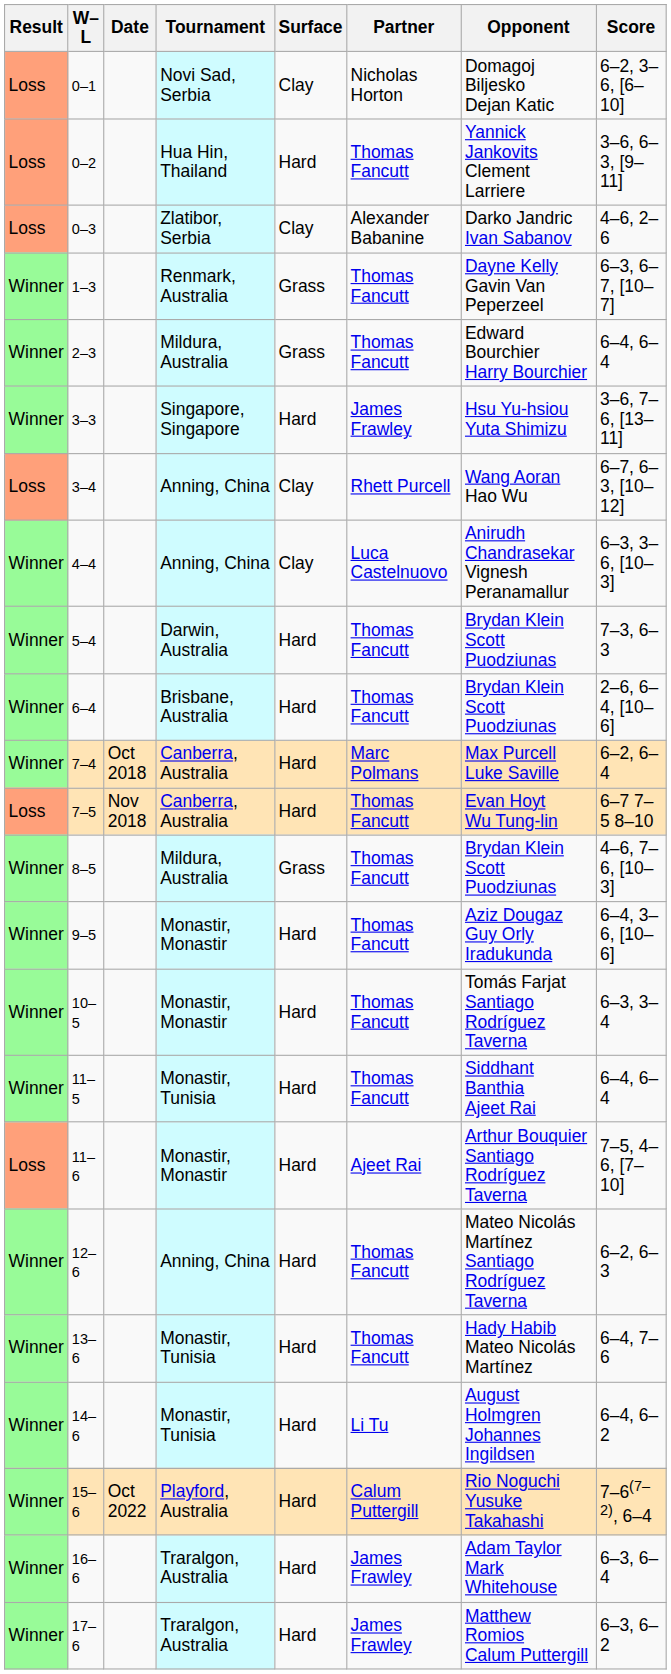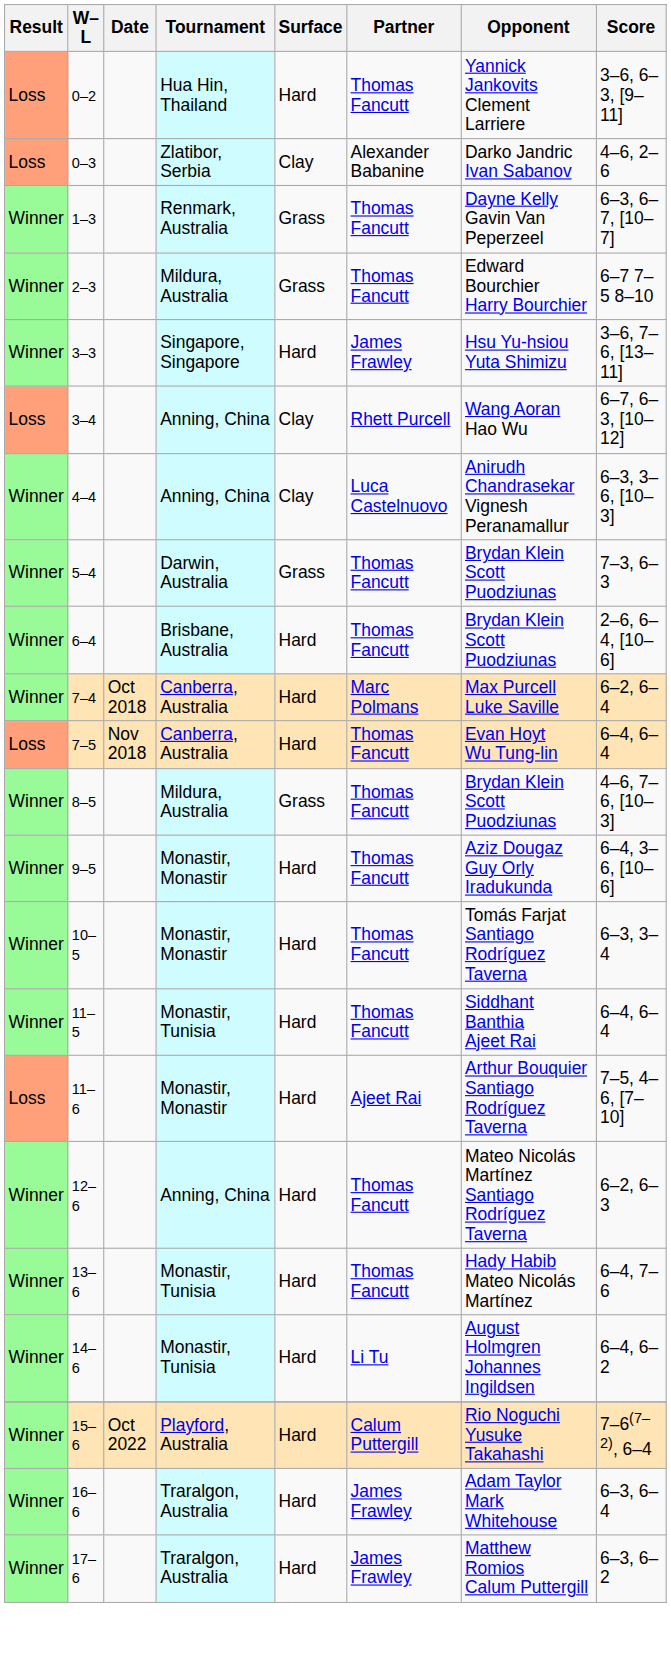- row: (84, 86)
(629, 352) 6–4, 6–4 -> (627, 285) 6–7 7–5 8–10
(297, 640) Hard -> (302, 573) Grass
(627, 811) 6–7 7–5 8–10 -> (629, 744) 6–4, 6–4
